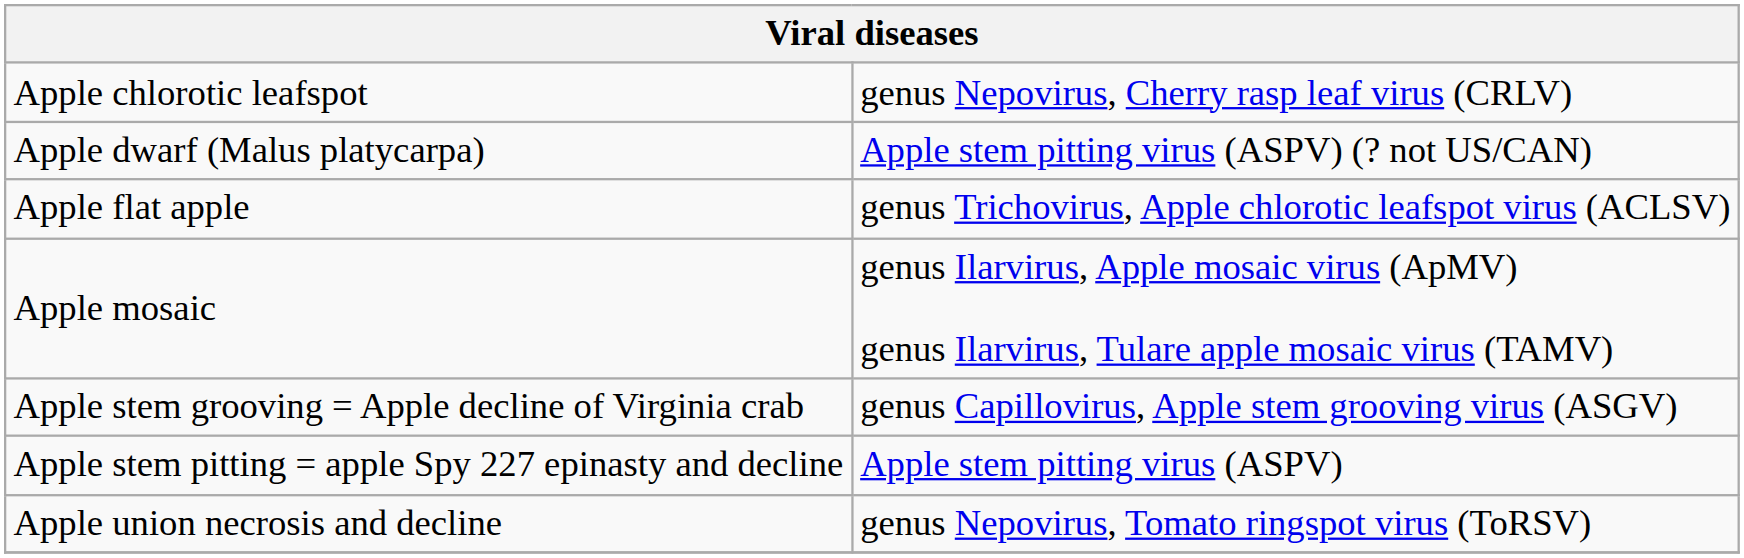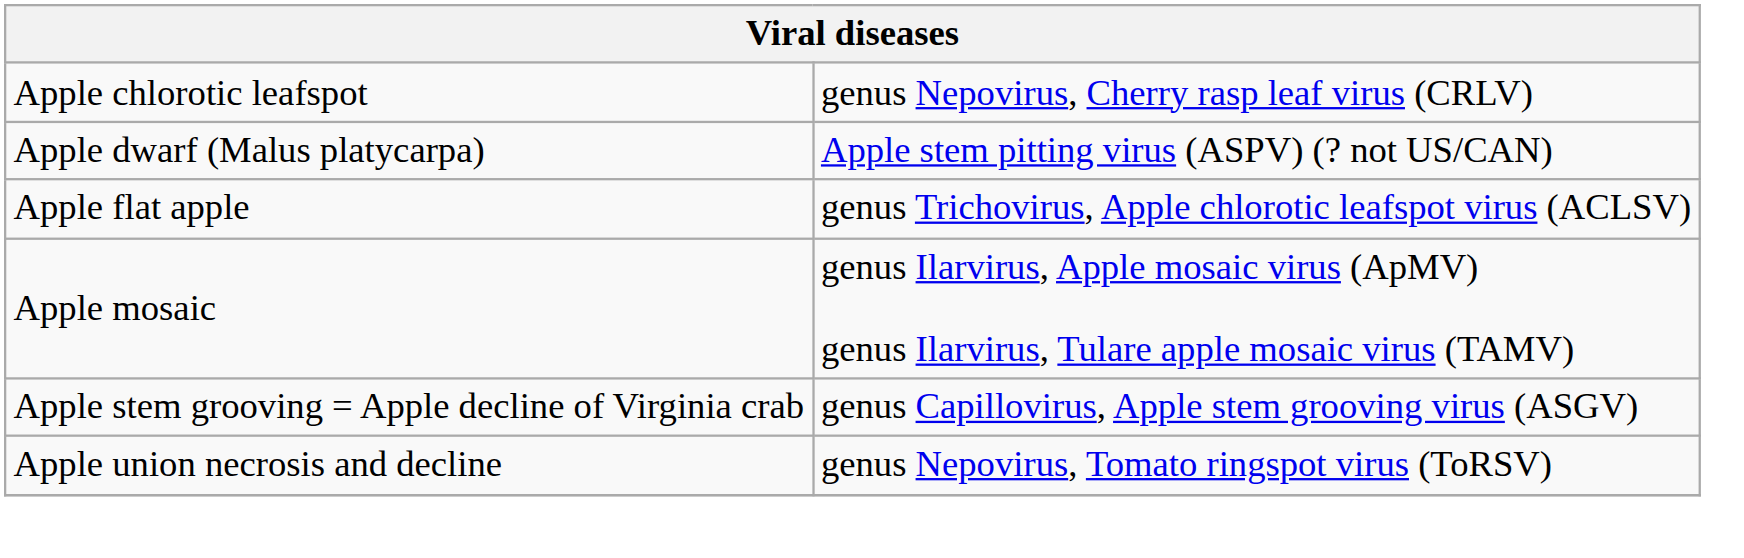- row: (428, 464)
